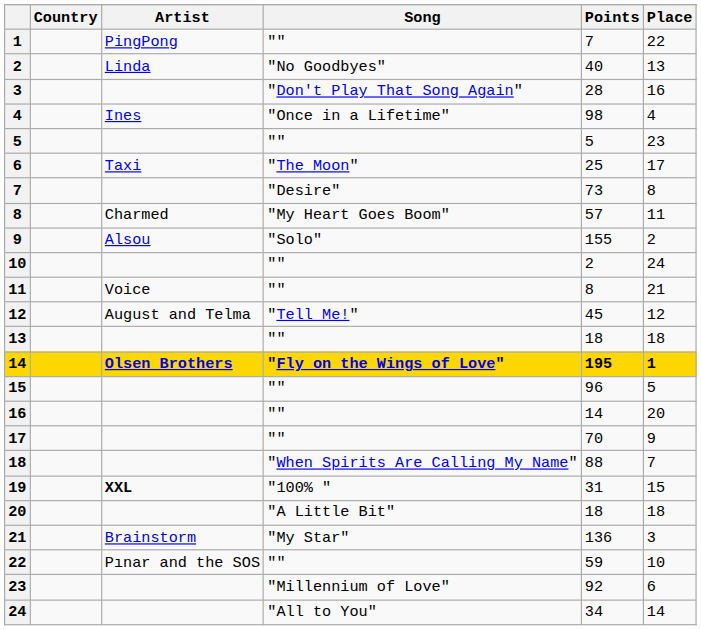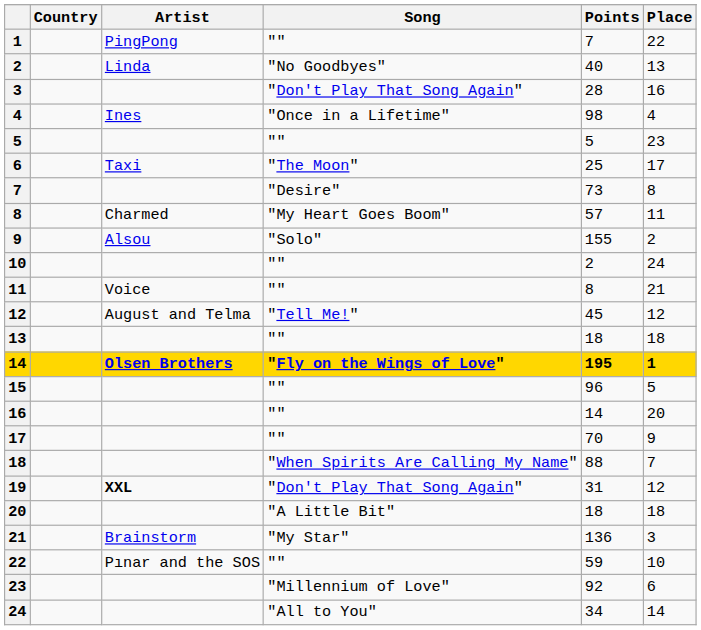(299, 488) "100% " -> (395, 488) "Don't Play That Song Again"
(656, 488) 15 -> (656, 488) 12
